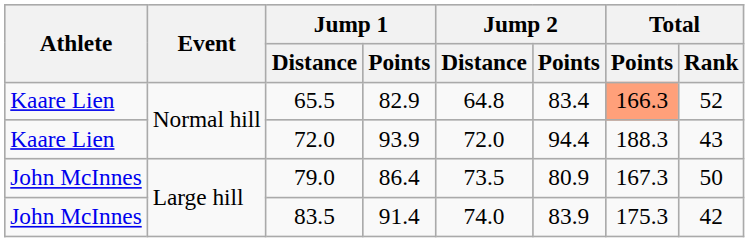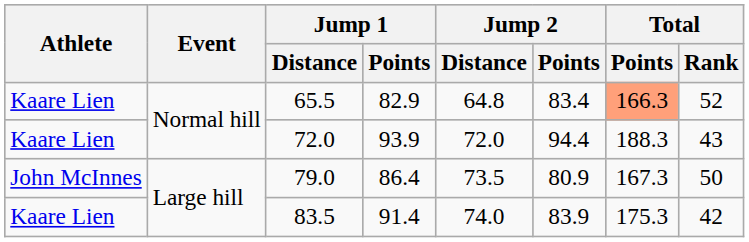(76, 216) John McInnes -> (62, 216) Kaare Lien
